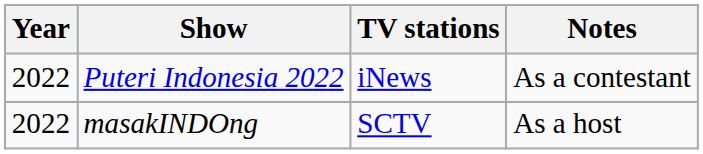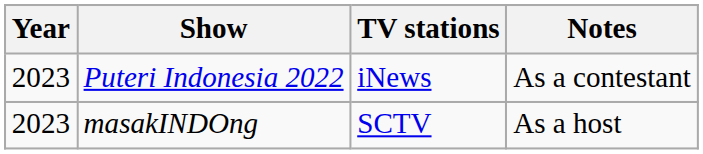(41, 76) 2022 -> (41, 76) 2023
(41, 124) 2022 -> (41, 124) 2023
